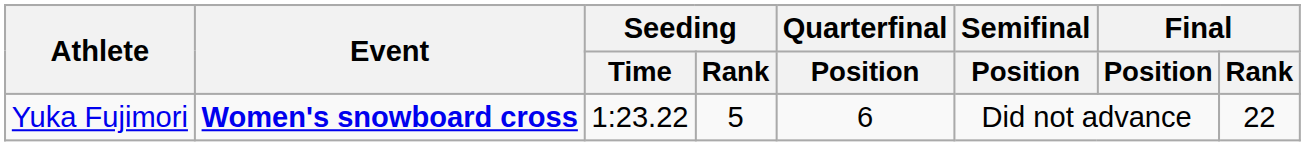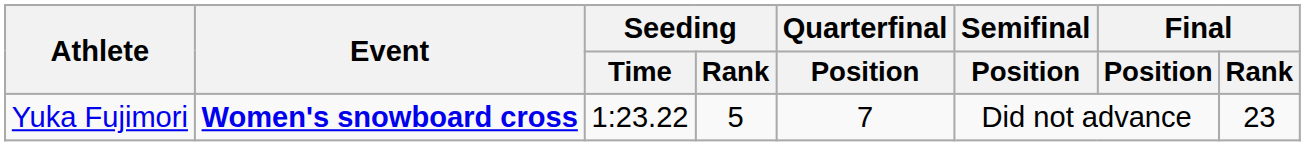(865, 118) 6 -> (865, 118) 7
(1259, 118) 22 -> (1259, 118) 23
